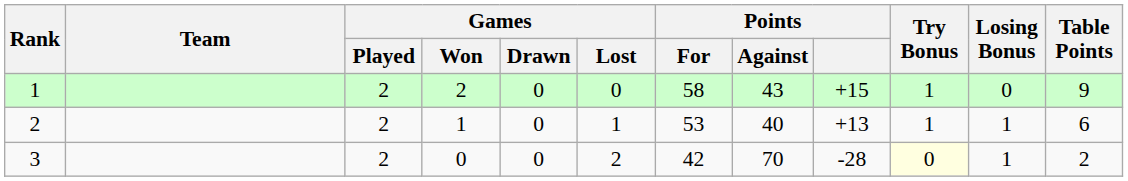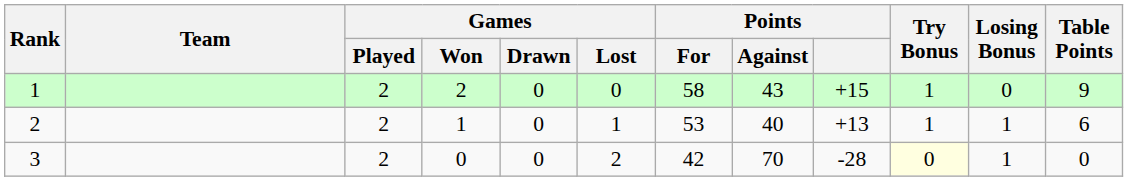(1084, 158) 2 -> (1084, 158) 0
